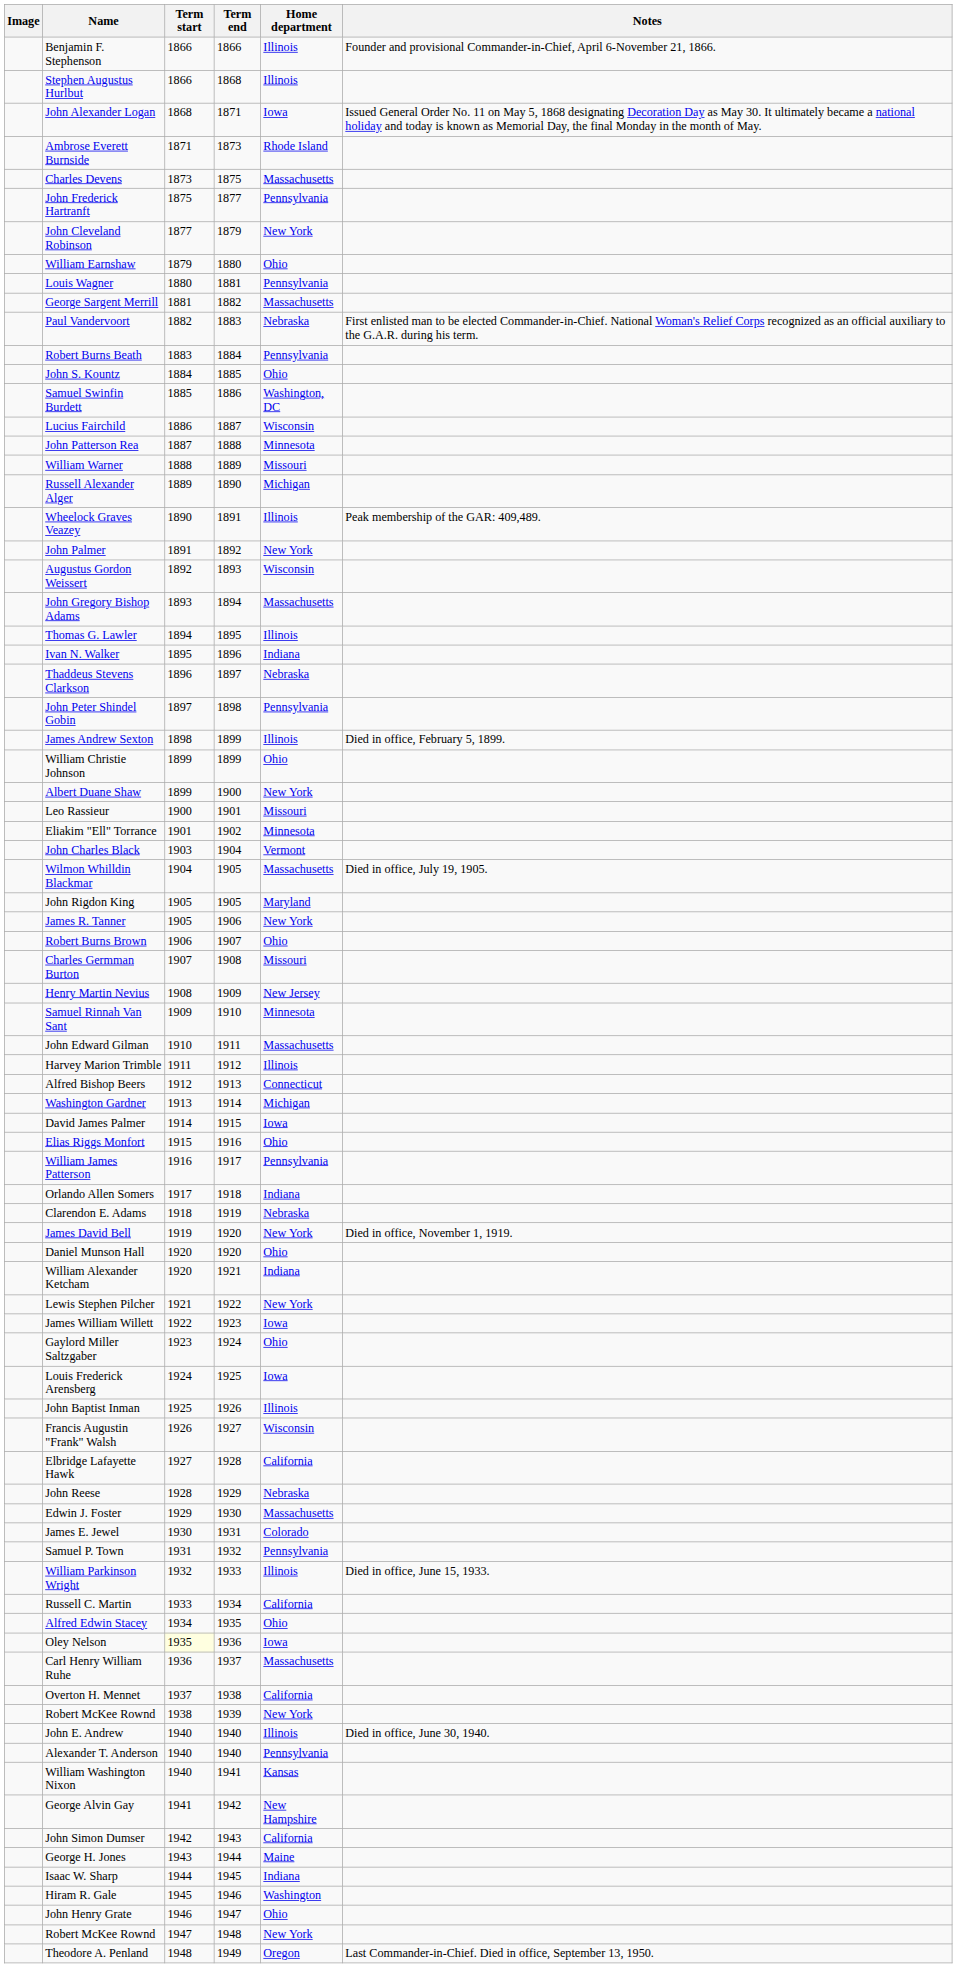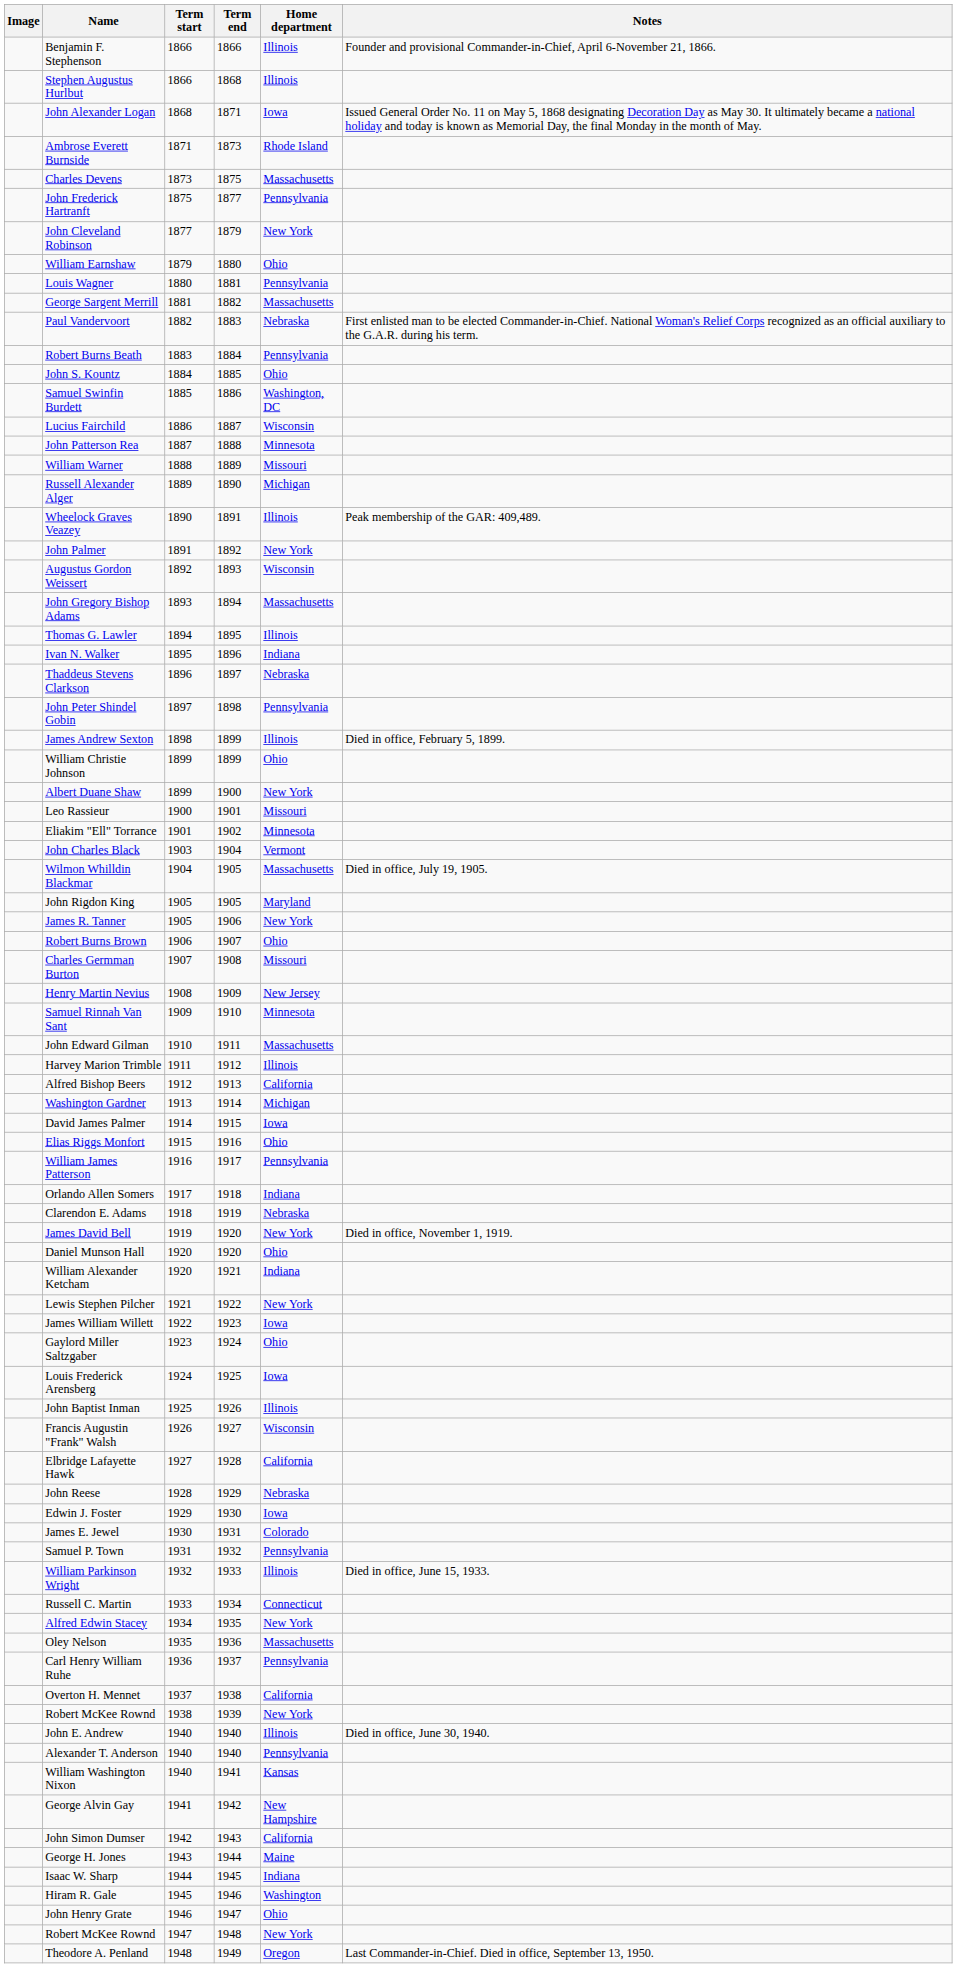(293, 1084) Connecticut -> (288, 1084) California
(298, 1513) Massachusetts -> (275, 1513) Iowa
(288, 1604) California -> (293, 1604) Connecticut
(275, 1623) Ohio -> (288, 1623) New York
(180, 1642) lightyellow background -> (180, 1642) no background
(275, 1642) Iowa -> (298, 1642) Massachusetts
(298, 1661) Massachusetts -> (296, 1661) Pennsylvania
